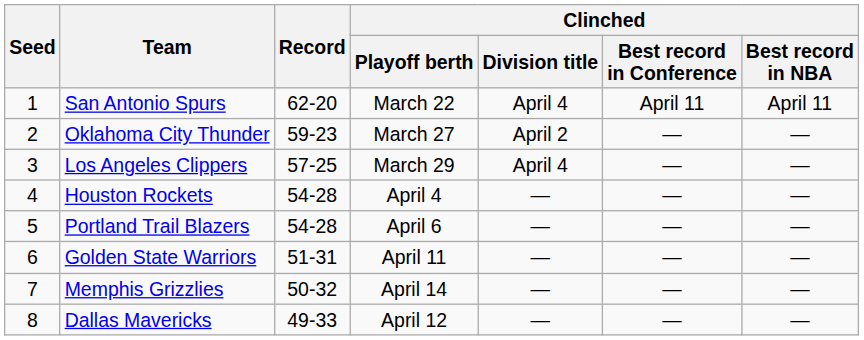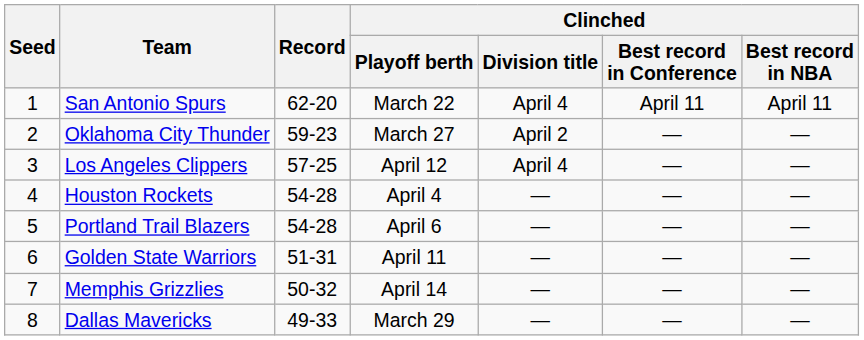(414, 165) March 29 -> (414, 165) April 12
(414, 319) April 12 -> (414, 319) March 29
